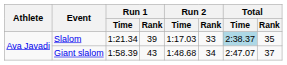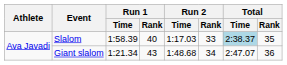(123, 39) 1:21.34 -> (123, 39) 1:58.39
(152, 39) 39 -> (152, 39) 40
(123, 53) 1:58.39 -> (123, 53) 1:21.34
(269, 53) 37 -> (269, 53) 36
